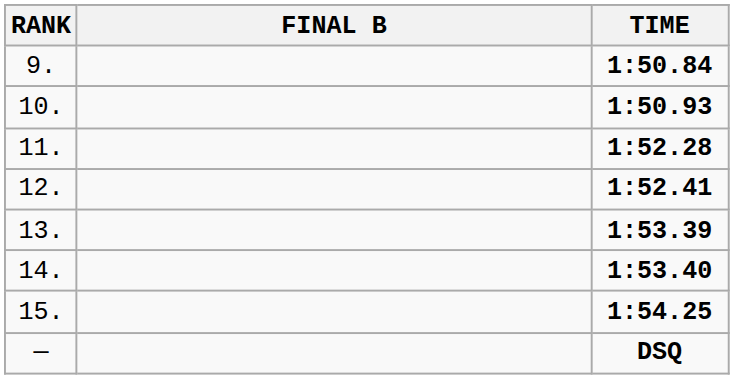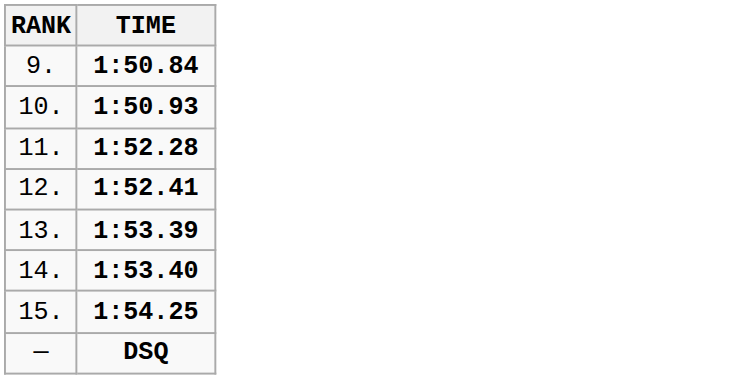- column: (334, 25)
